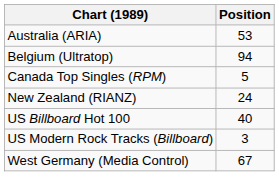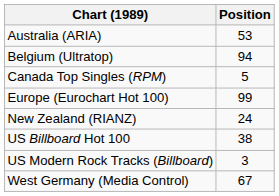+ row: (88, 98)
(245, 118) 40 -> (245, 139) 38
